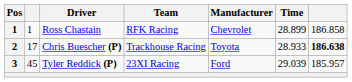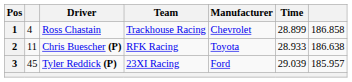(30, 30) 1 -> (30, 30) 4
(152, 30) RFK Racing -> (166, 30) Trackhouse Racing
(32, 47) 17 -> (32, 47) 11
(166, 47) Trackhouse Racing -> (152, 47) RFK Racing
(328, 47) bold -> (328, 47) normal
